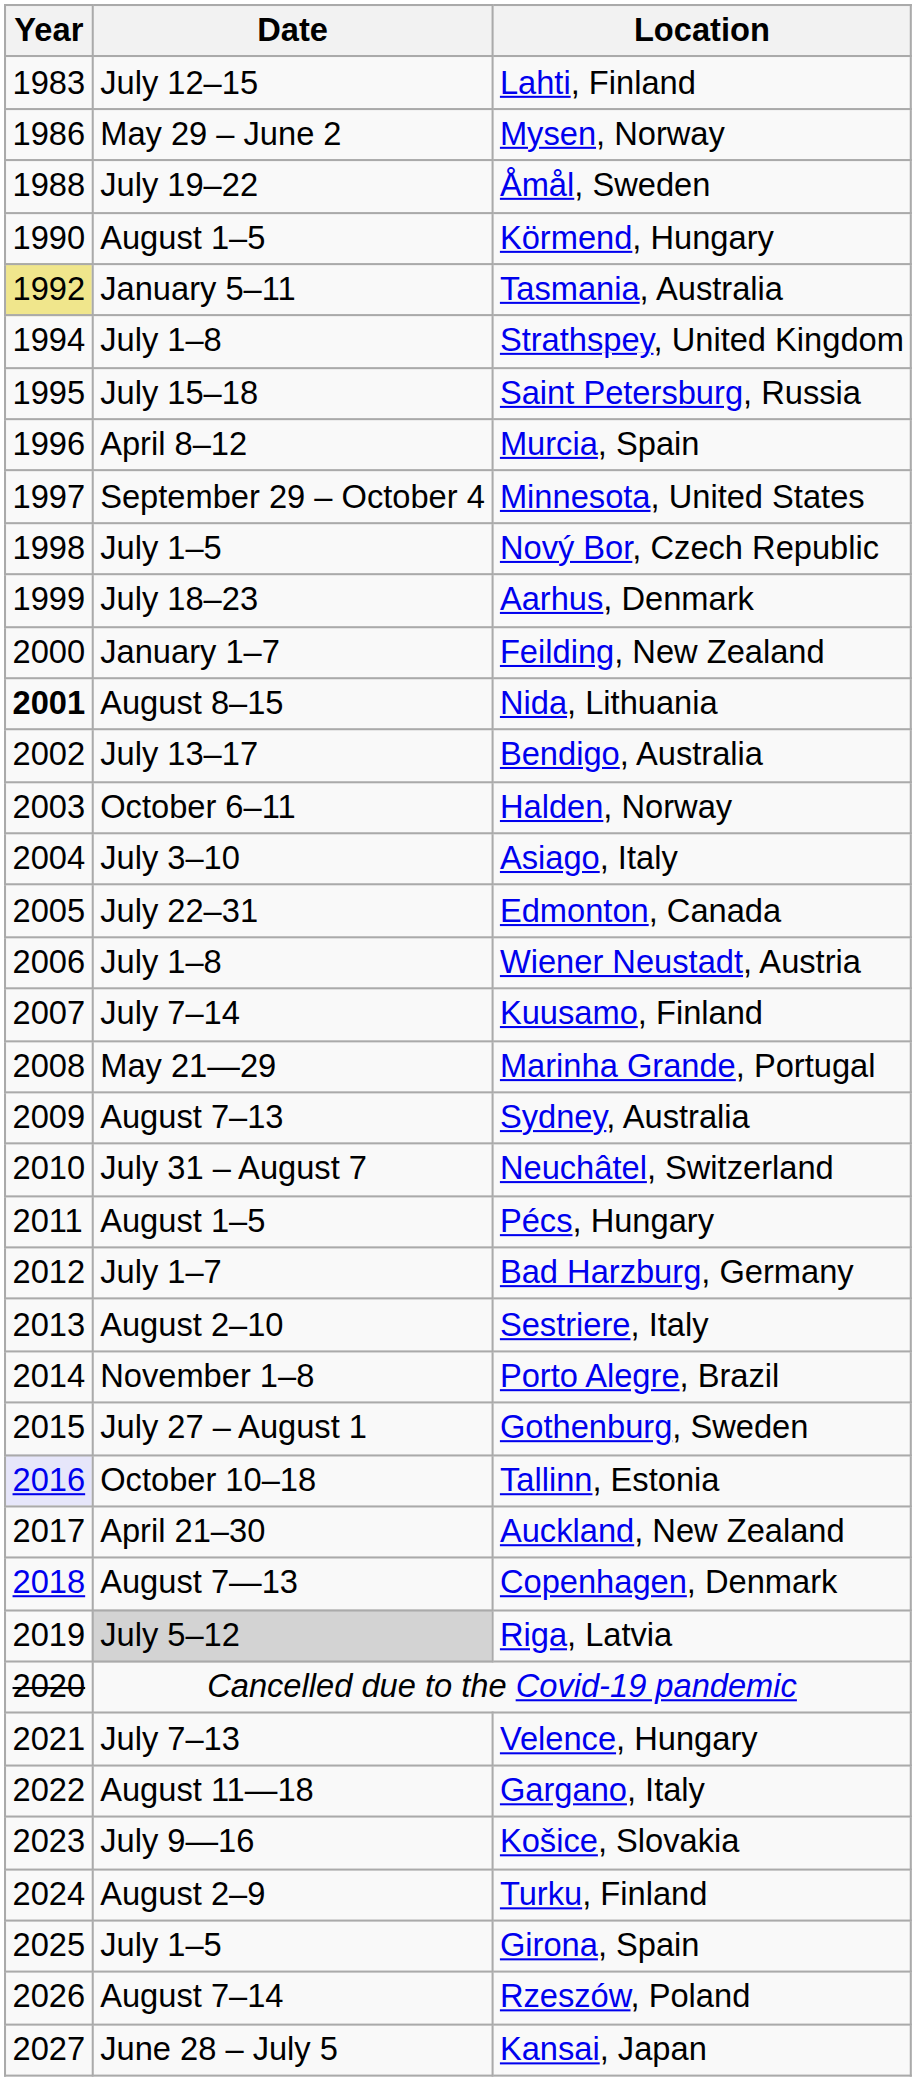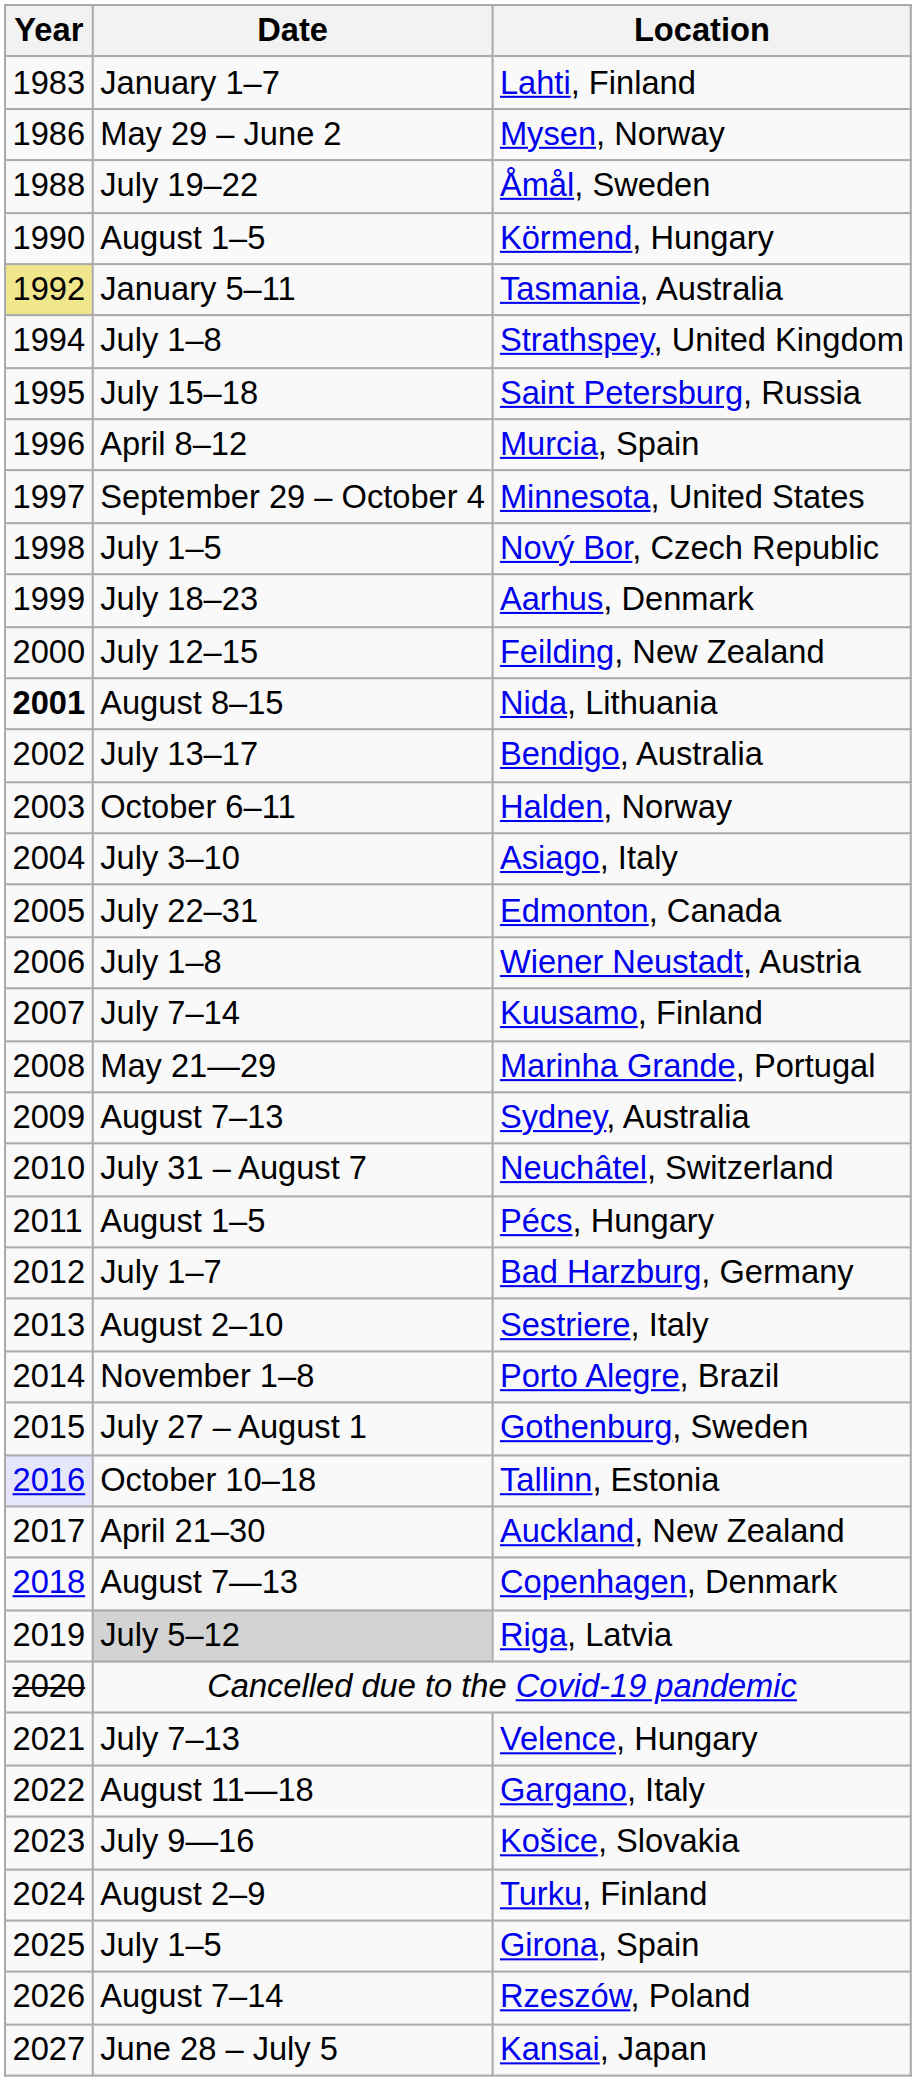(179, 82) July 12–15 -> (190, 82) January 1–7
(190, 651) January 1–7 -> (179, 651) July 12–15
